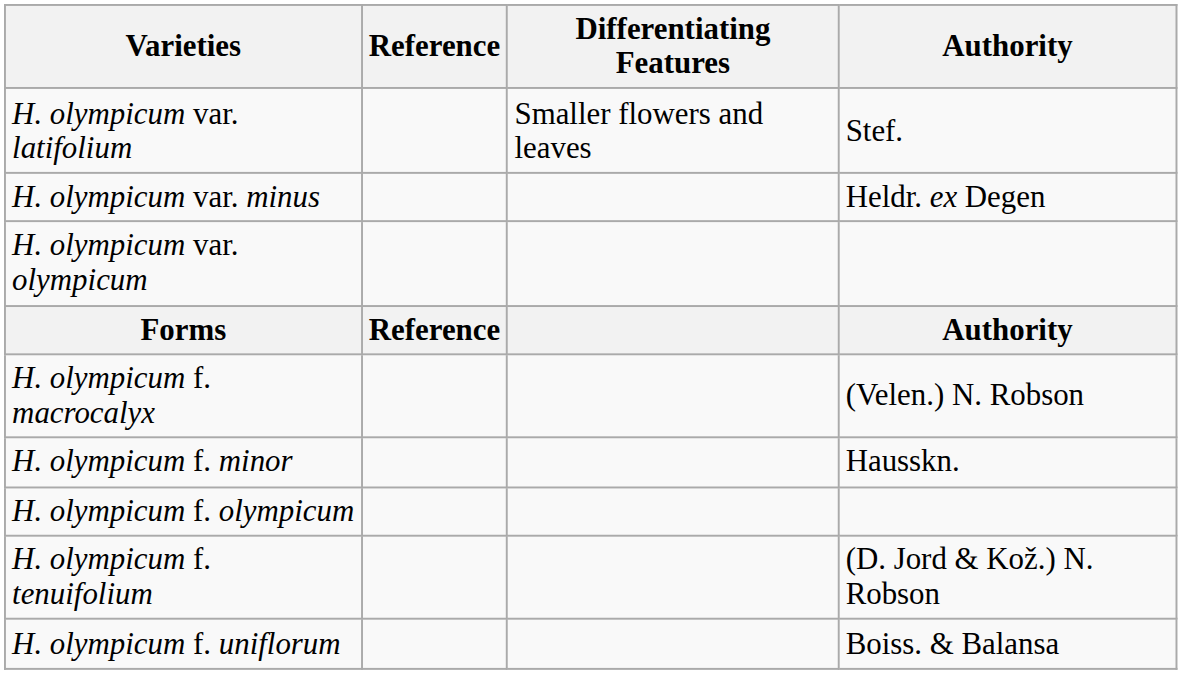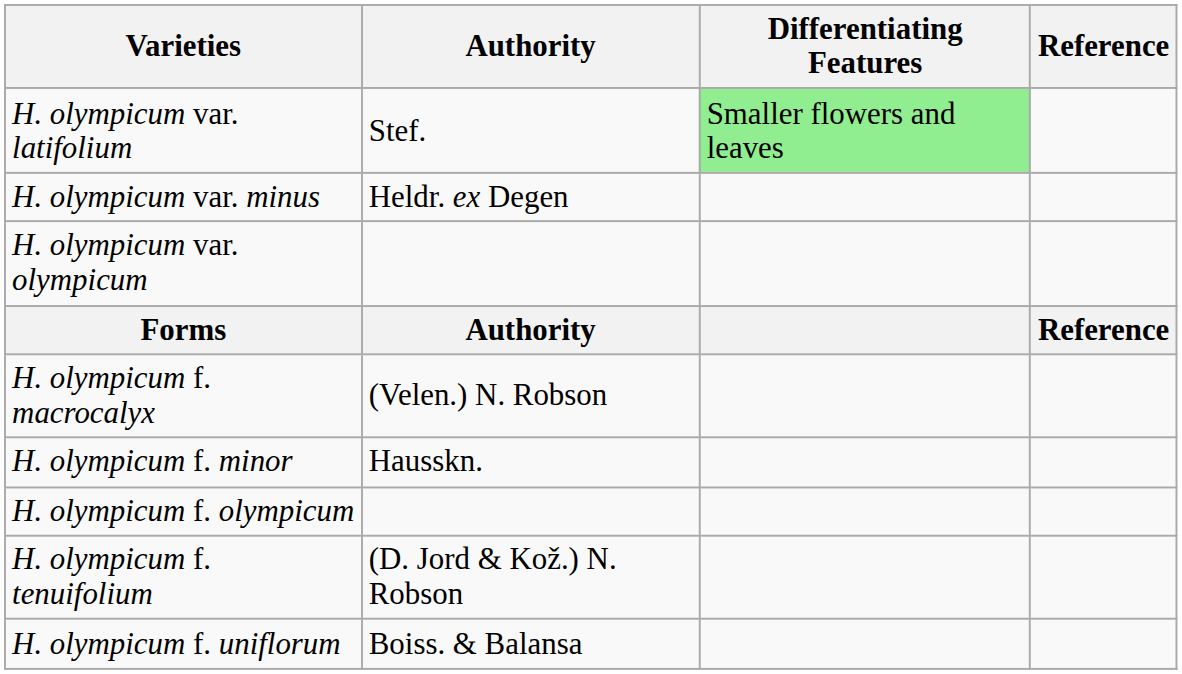columns swapped: (1007, 46) <-> (434, 46)
(639, 130) no background -> (831, 130) lightgreen background
